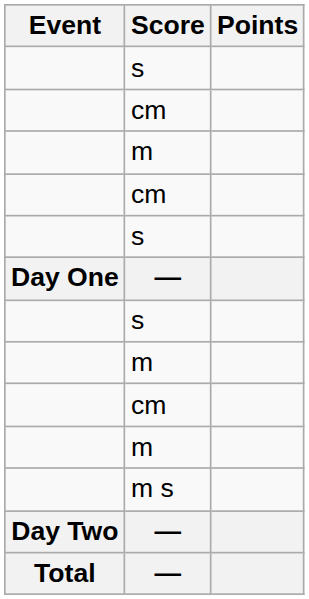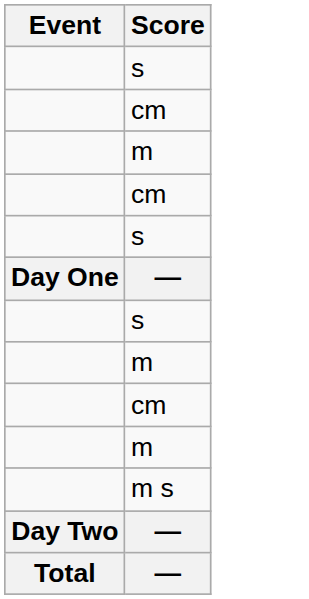- column: (258, 25)
